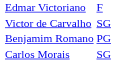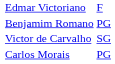rows swapped: (48, 23) <-> (49, 38)
(104, 54) SG -> (104, 54) PG
